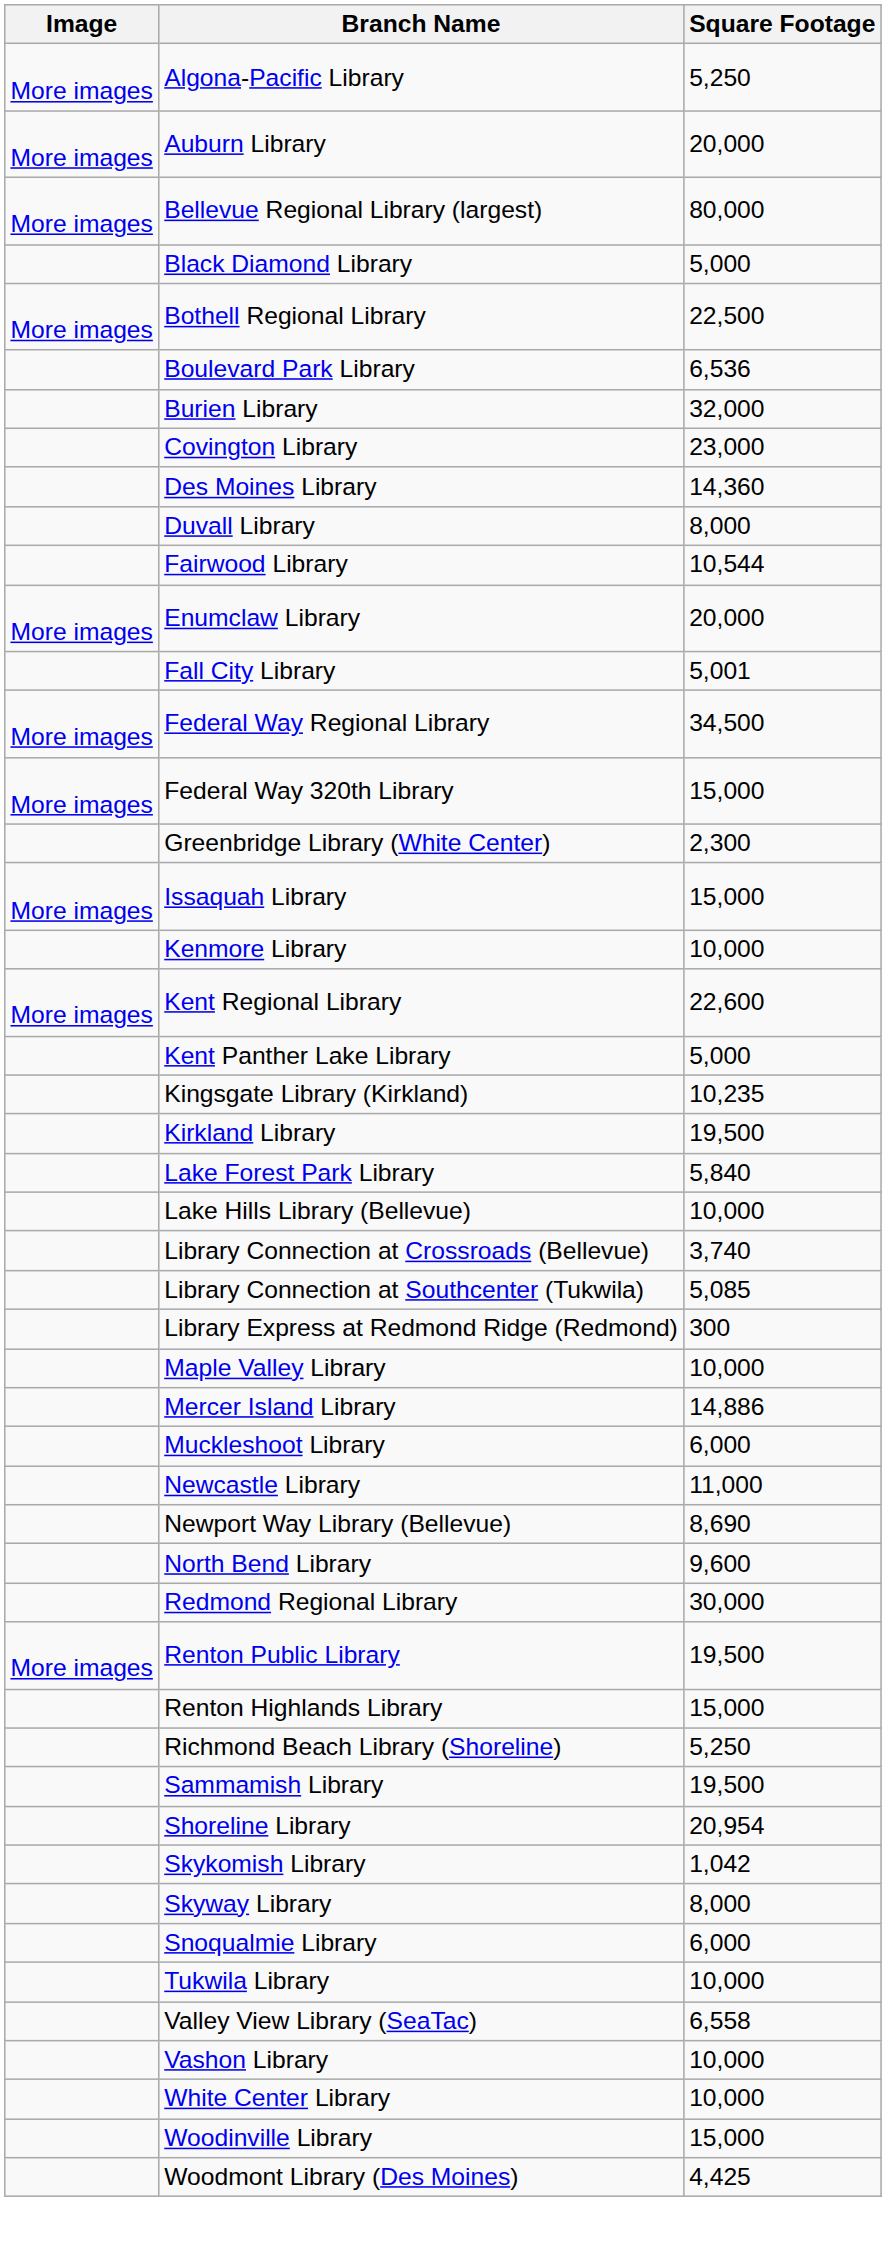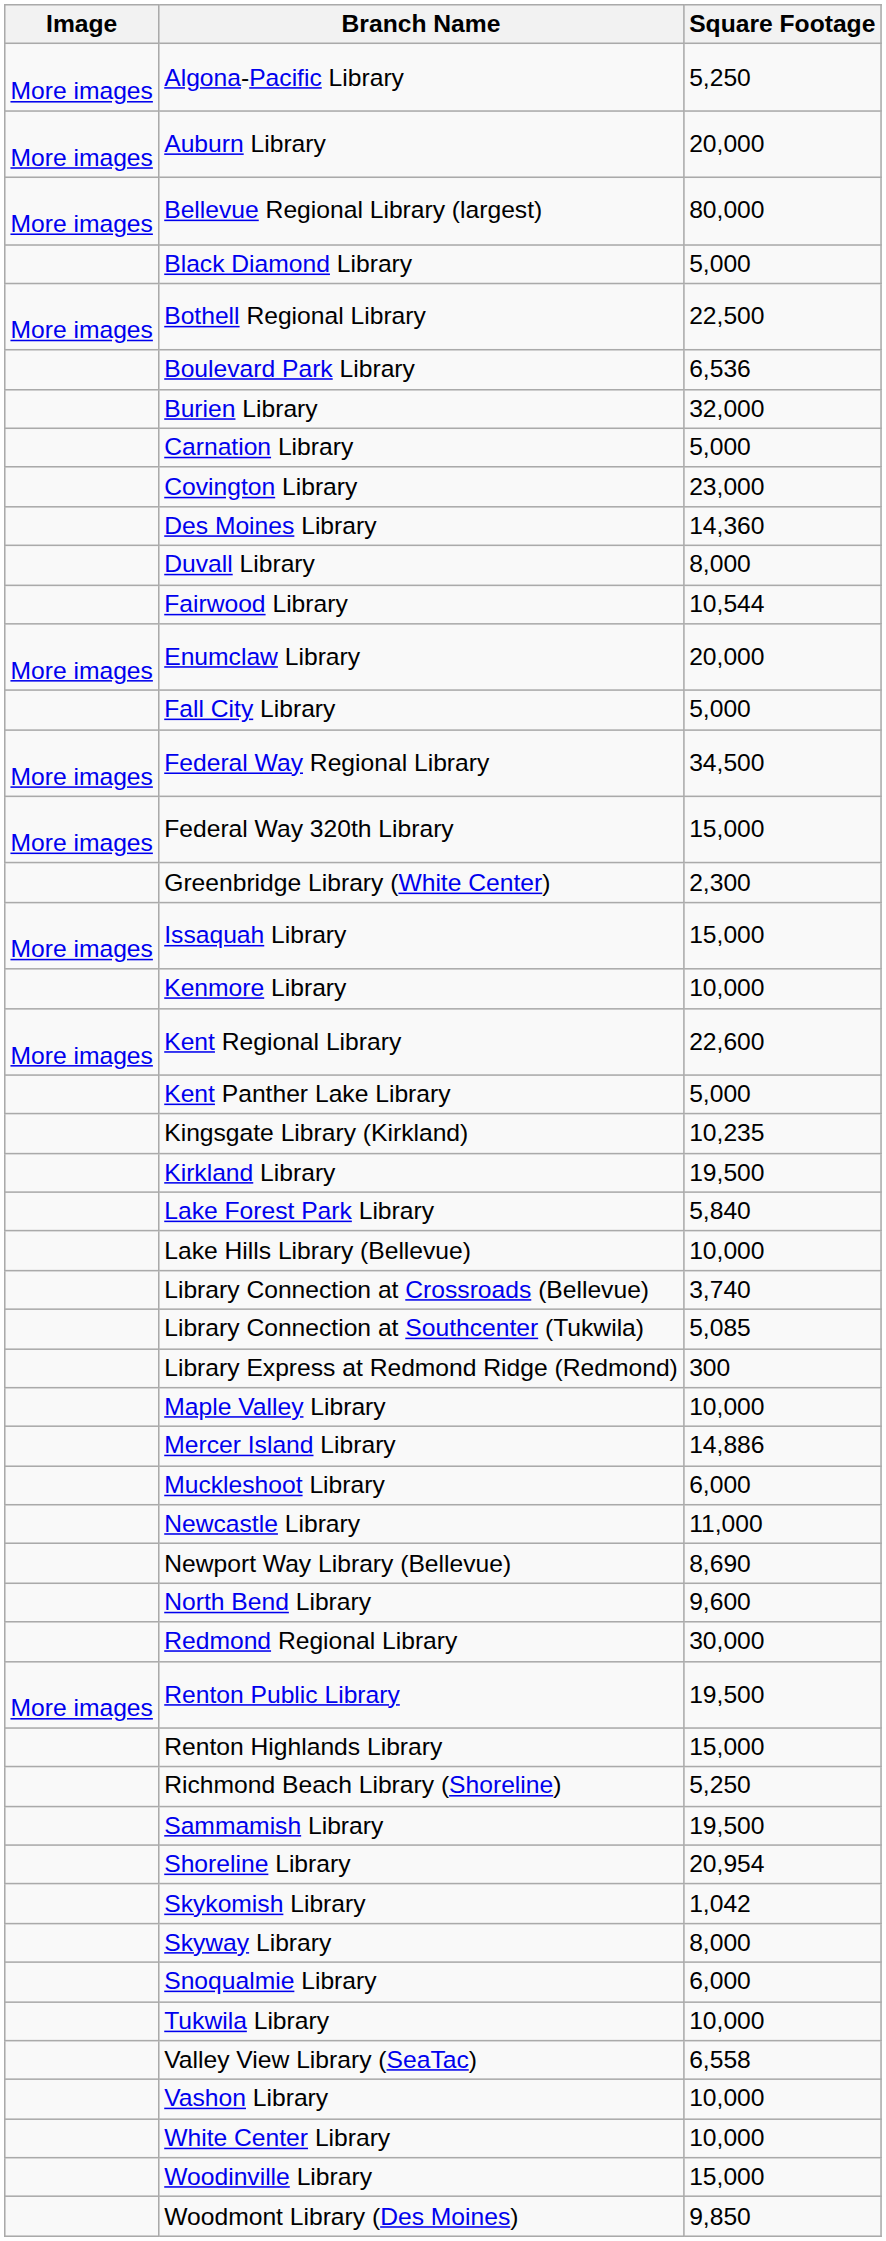+ row: (259, 447)
(720, 670) 5,001 -> (720, 709) 5,000
(720, 2176) 4,425 -> (720, 2216) 9,850
